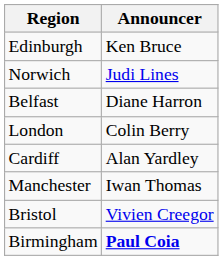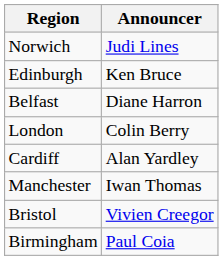rows swapped: (46, 46) <-> (39, 74)
(143, 241) bold -> (140, 241) normal
